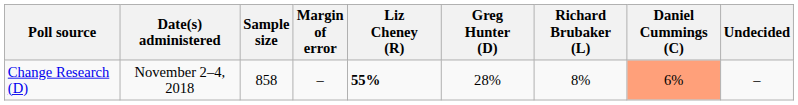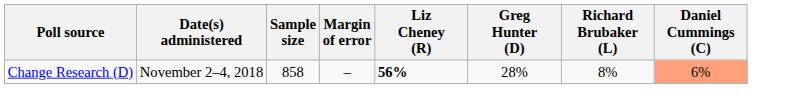- column: (757, 32)
(366, 80) 55% -> (393, 71) 56%
